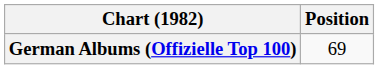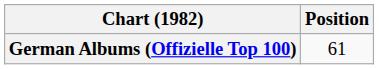(337, 48) 69 -> (337, 48) 61
